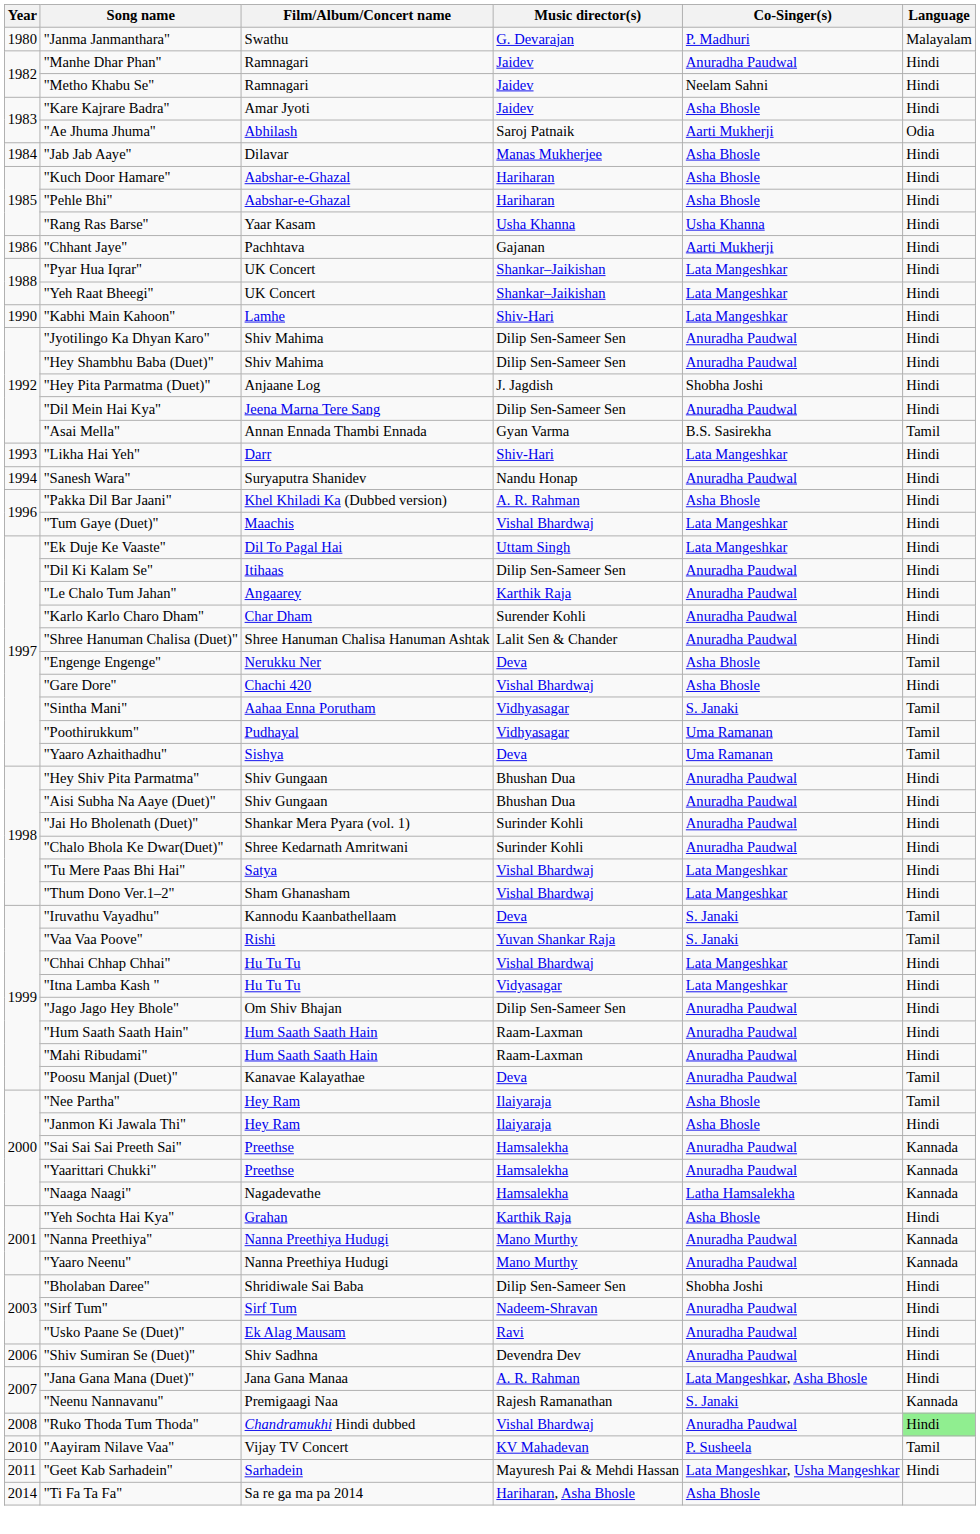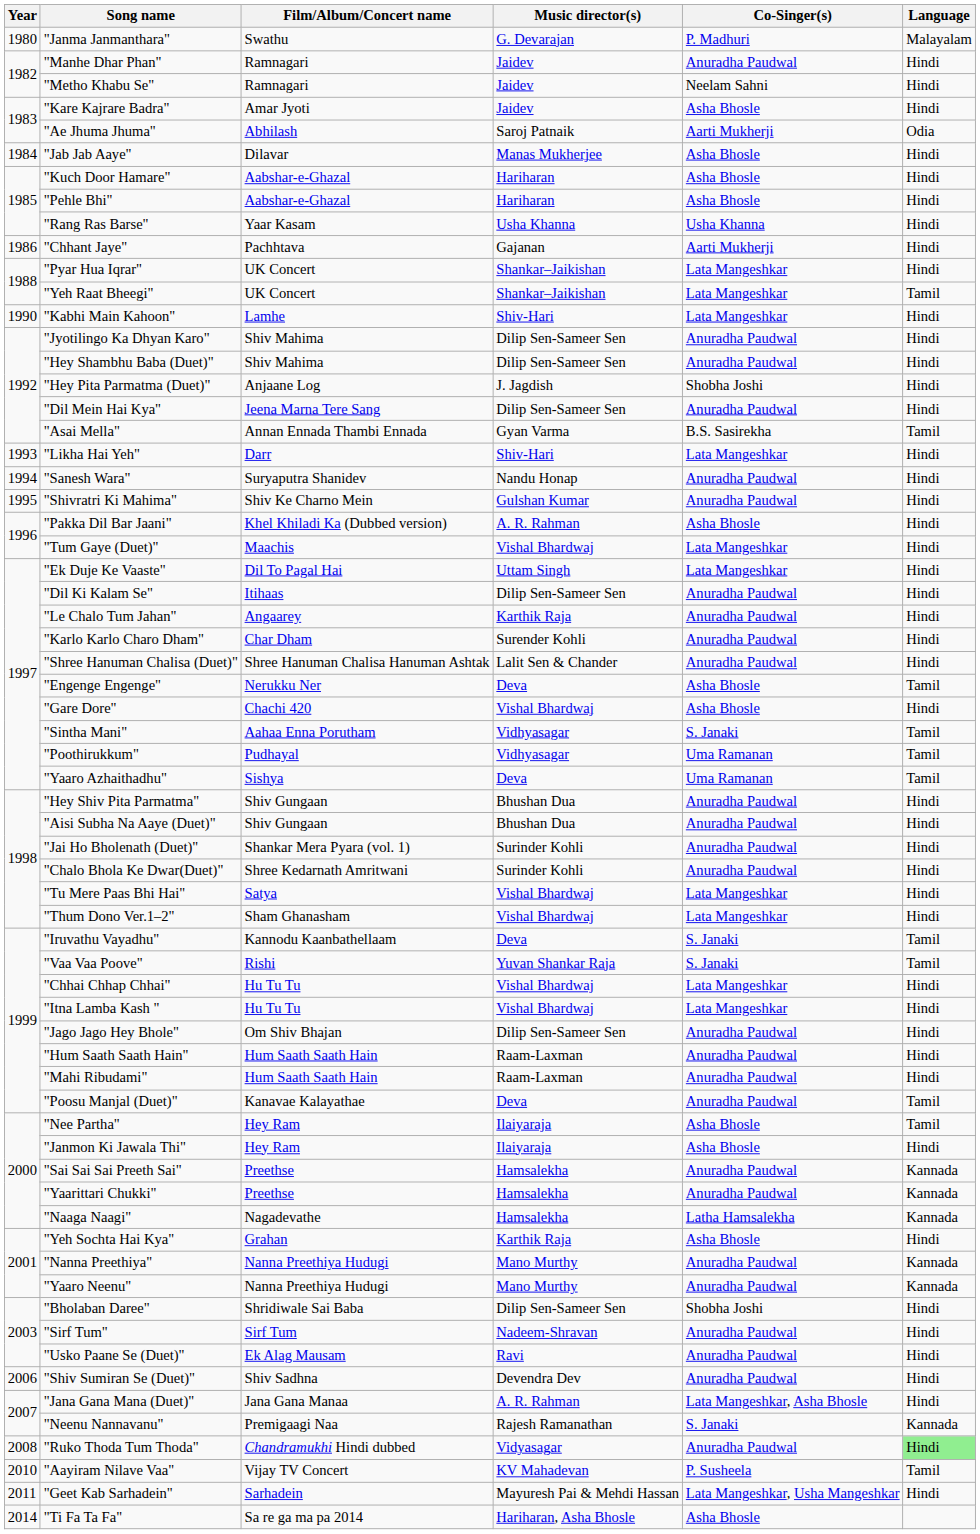(923, 293) Hindi -> (923, 293) Tamil
+ row: (110, 500)
(529, 985) Vidyasagar -> (545, 1008) Vishal Bhardwaj
(545, 1424) Vishal Bhardwaj -> (529, 1447) Vidyasagar
